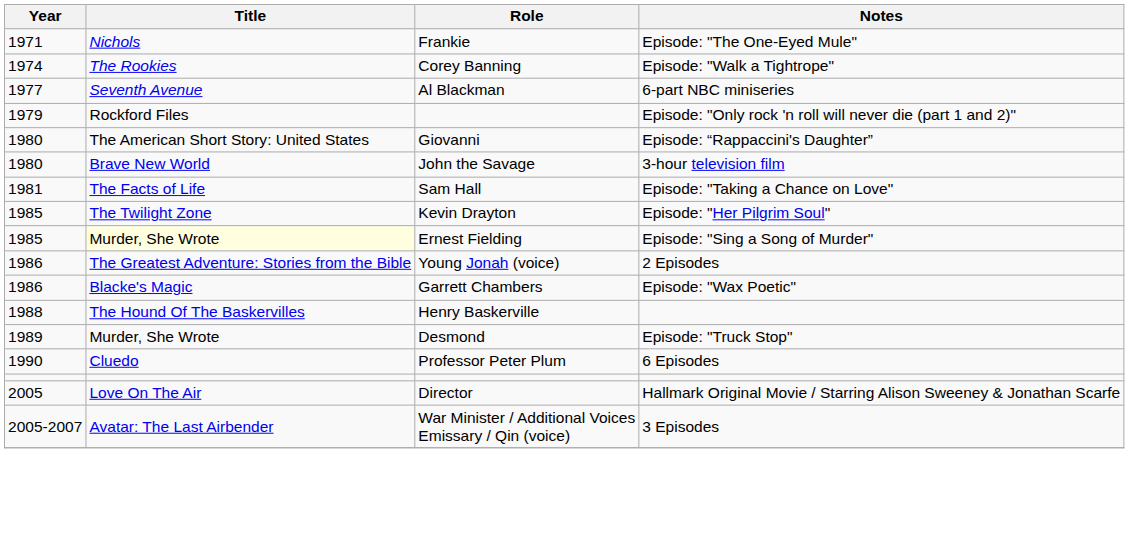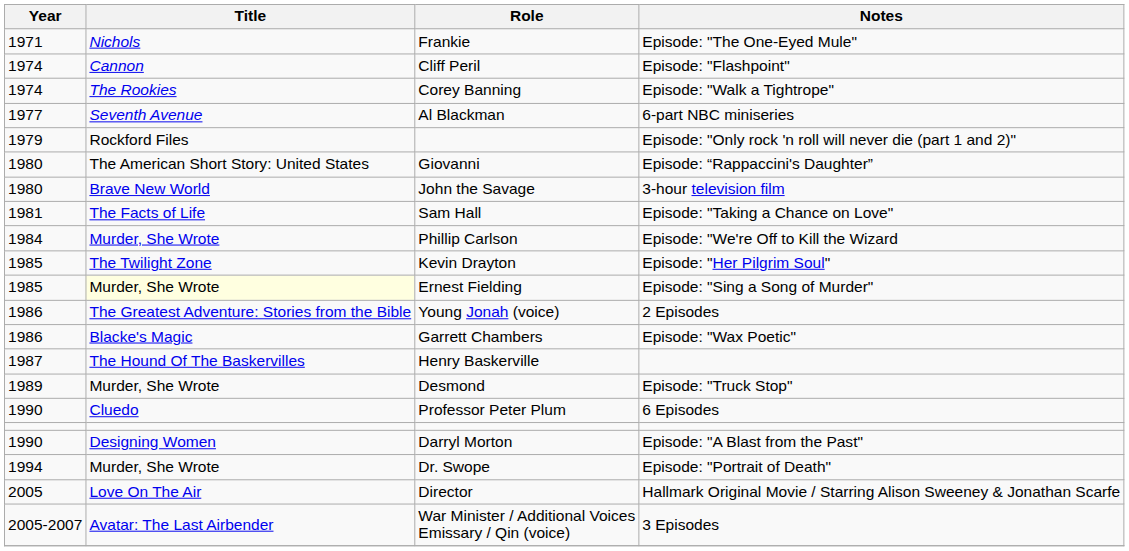+ row: (449, 66)
+ row: (468, 238)
(25, 312) 1988 -> (25, 361) 1987
+ row: (465, 442)
+ row: (454, 467)
